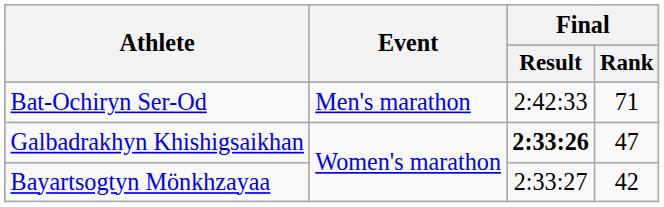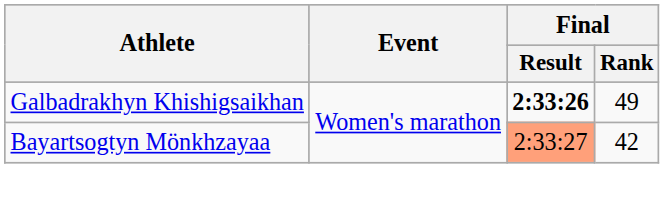- row: (109, 102)
(627, 142) 47 -> (627, 102) 49
(551, 182) no background -> (551, 142) lightsalmon background
